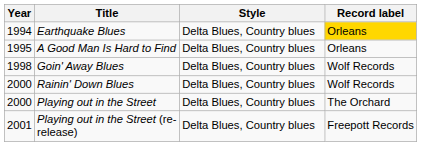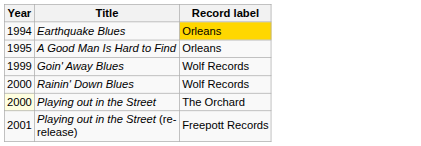- column: (252, 13)
(19, 66) 1998 -> (19, 66) 1999
(19, 102) no background -> (19, 102) lightyellow background
